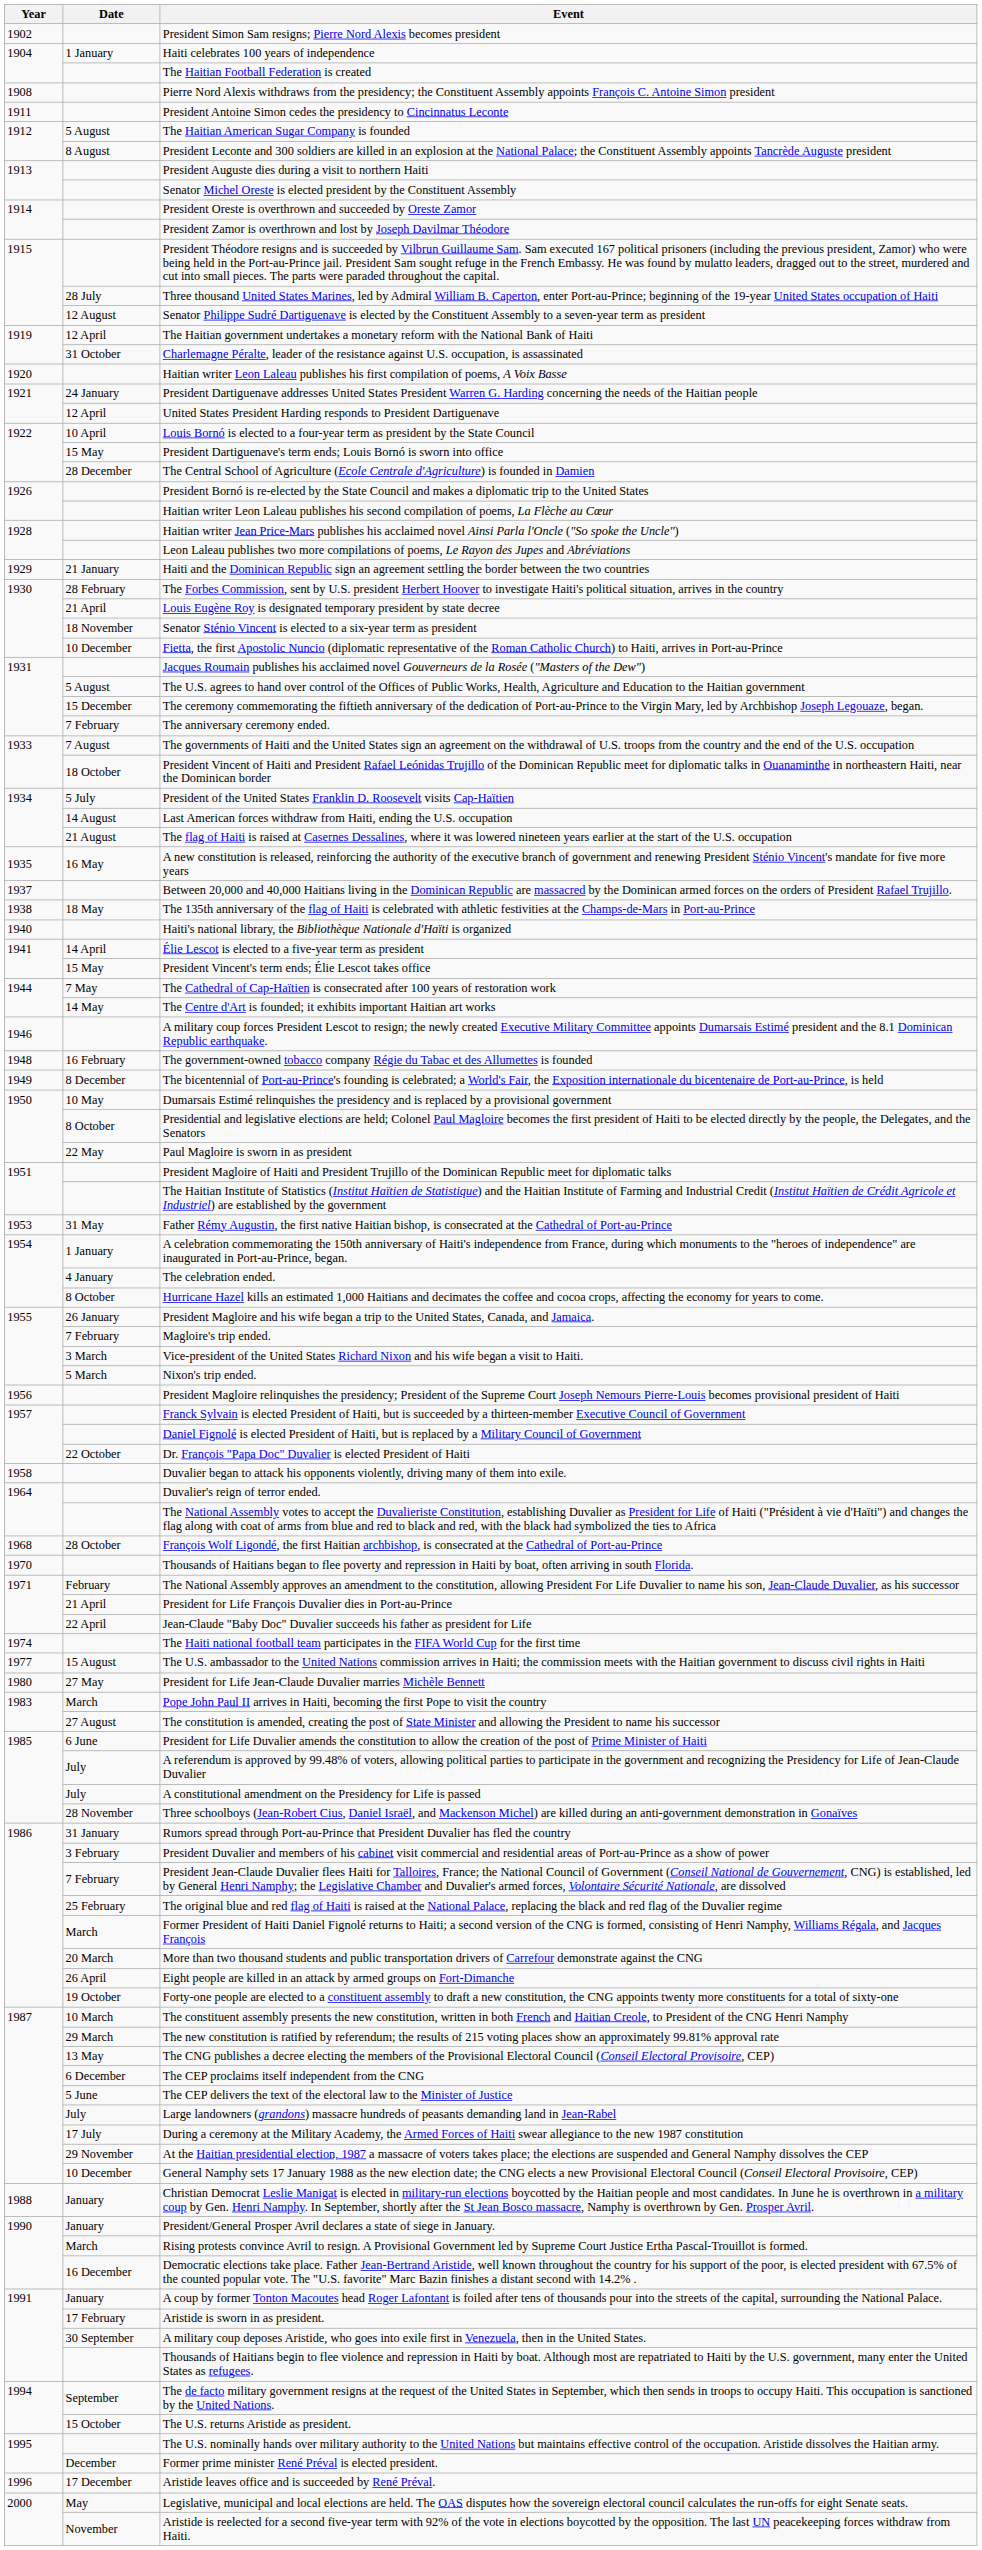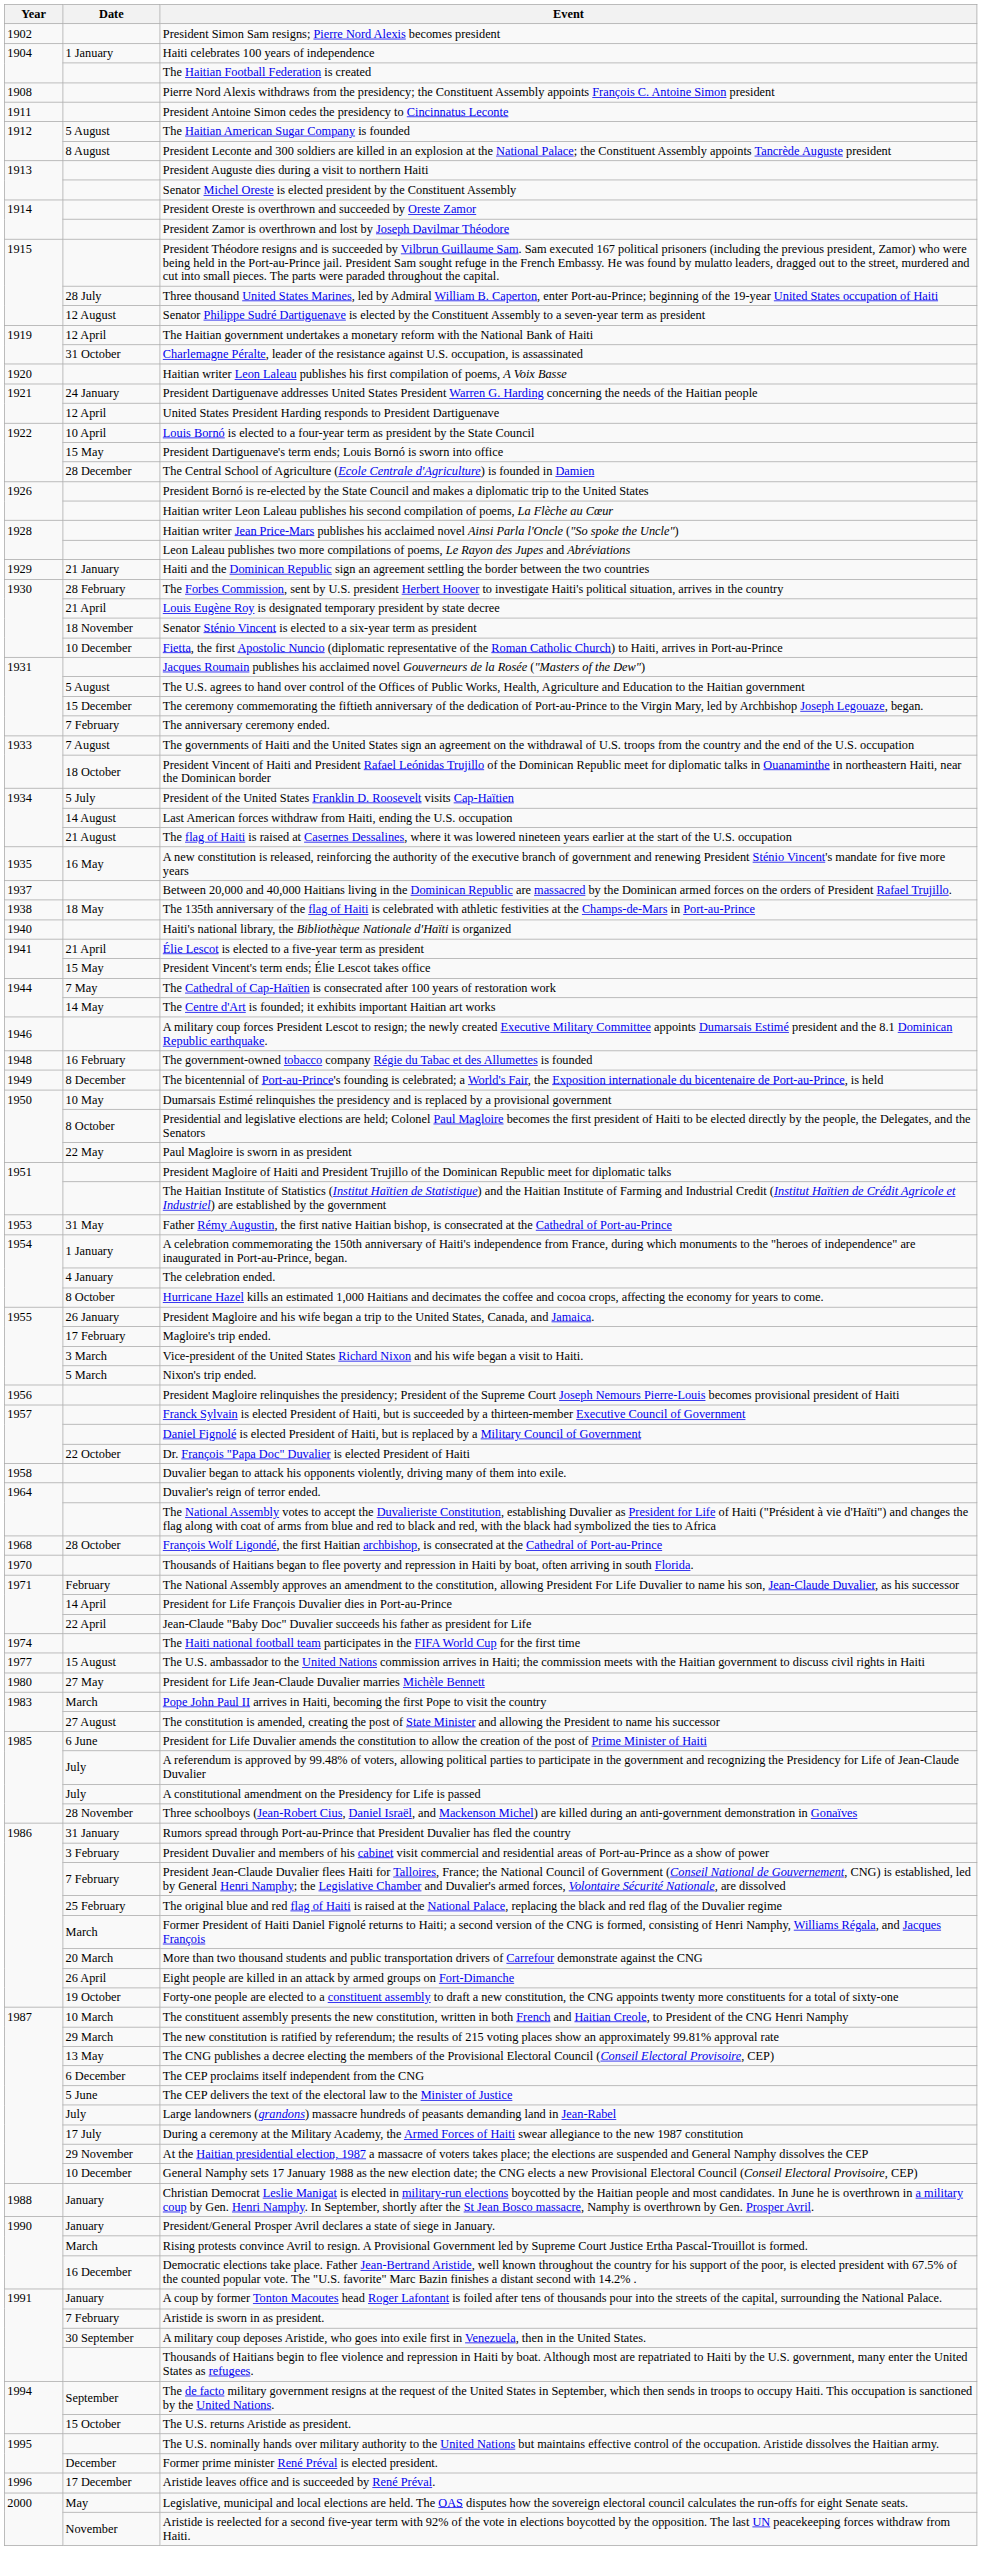(86, 948) 14 April -> (86, 948) 21 April
(92, 1336) 7 February -> (96, 1336) 17 February
(86, 1604) 21 April -> (86, 1604) 14 April
(96, 2318) 17 February -> (92, 2318) 7 February
